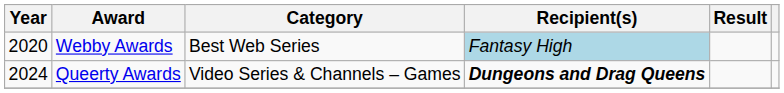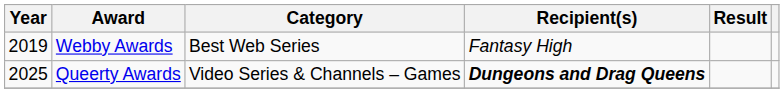(28, 46) 2020 -> (28, 46) 2019
(520, 46) lightblue background -> (520, 46) no background
(28, 74) 2024 -> (28, 74) 2025
